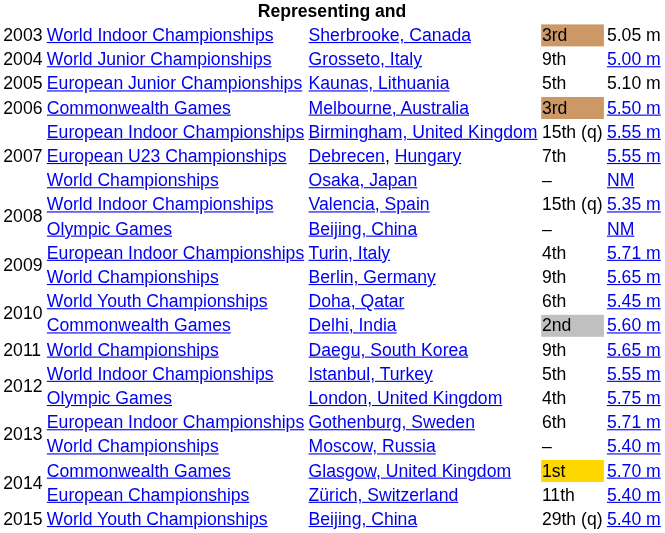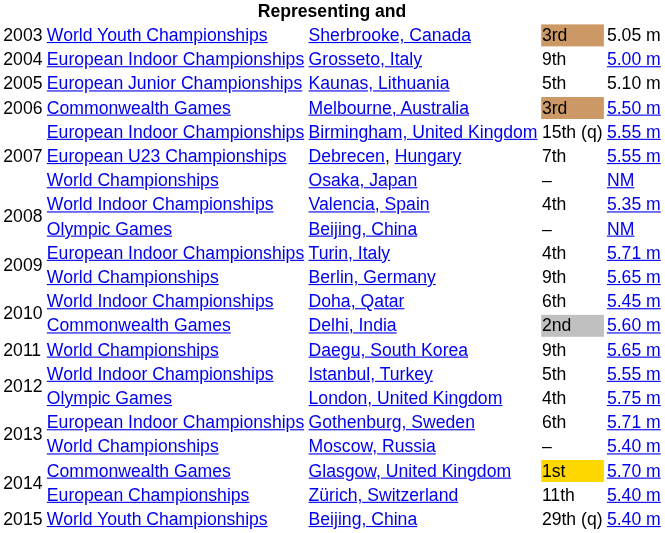(160, 35) World Indoor Championships -> (157, 35) World Youth Championships
(159, 59) World Junior Championships -> (176, 59) European Indoor Championships
(572, 204) 15th (q) -> (554, 204) 4th
(157, 301) World Youth Championships -> (160, 301) World Indoor Championships
